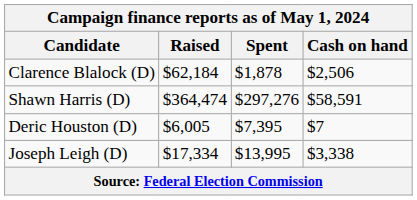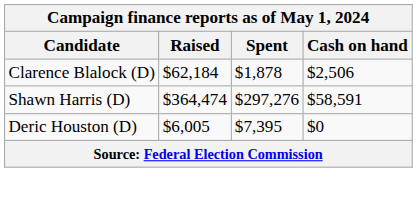(316, 126) $7 -> (316, 126) $0
- row: (68, 153)
